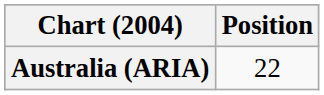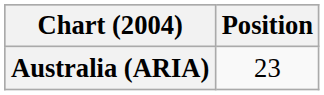(267, 67) 22 -> (267, 67) 23
